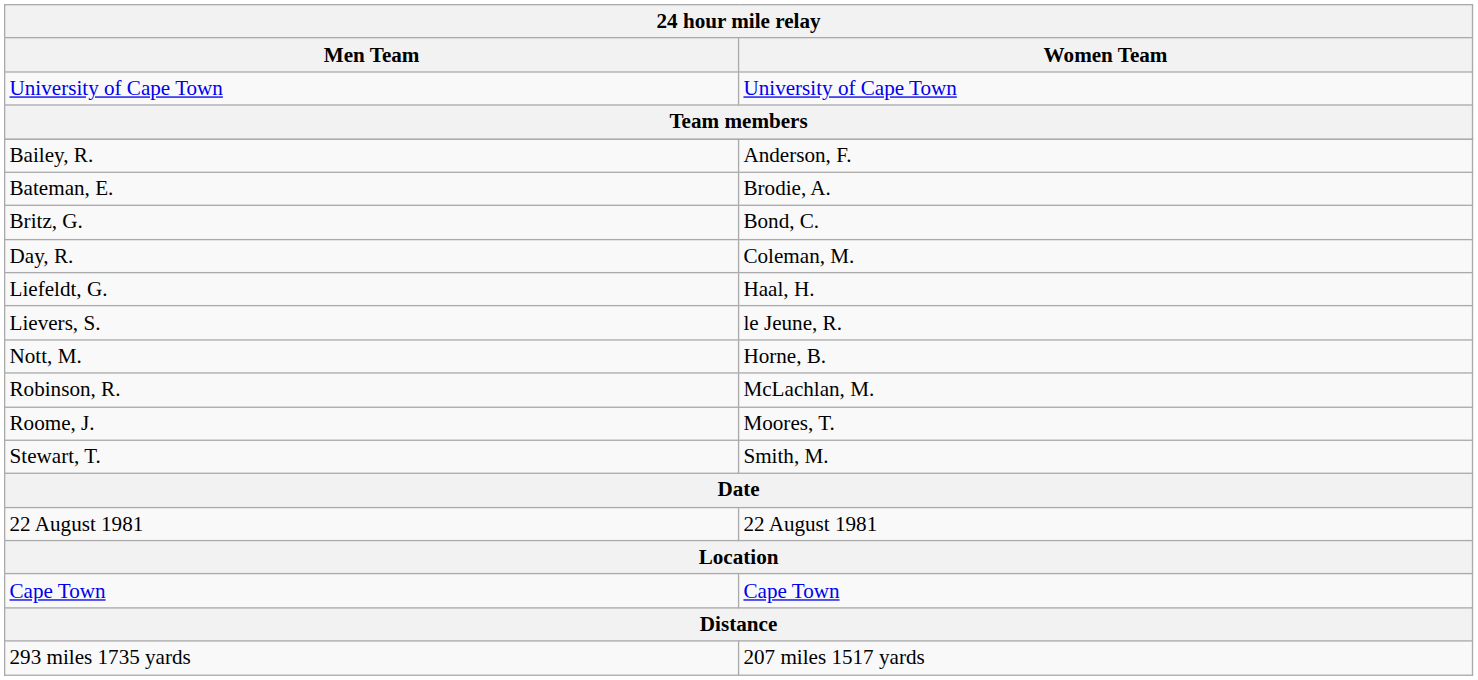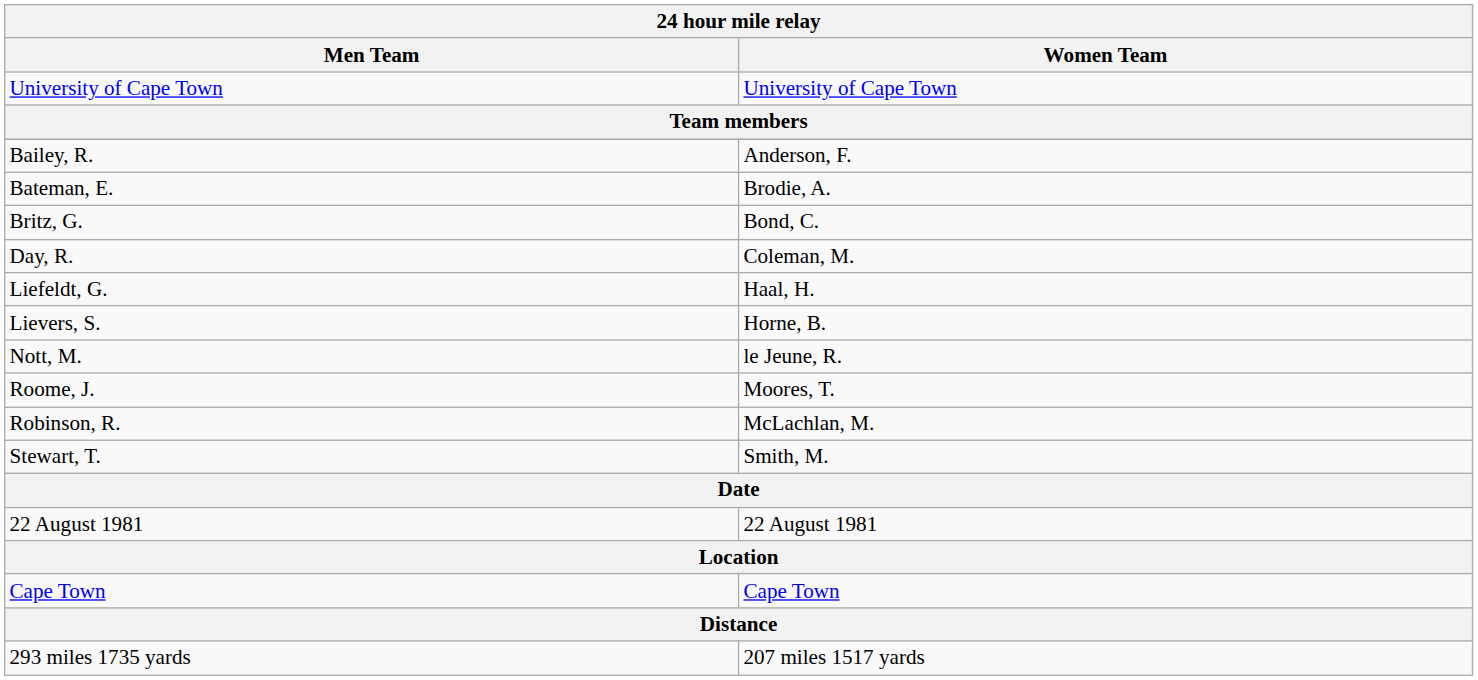(793, 322) le Jeune, R. -> (785, 322) Horne, B.
(785, 356) Horne, B. -> (793, 356) le Jeune, R.
rows swapped: (65, 389) <-> (52, 423)
